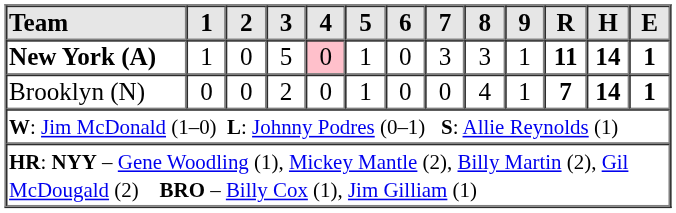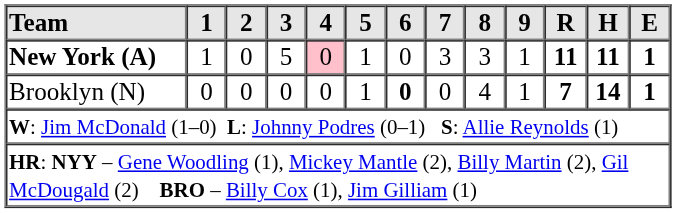(608, 57) 14 -> (608, 57) 11
(286, 91) 2 -> (286, 91) 0
(405, 91) normal -> (405, 91) bold
